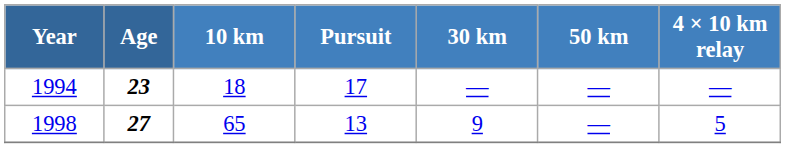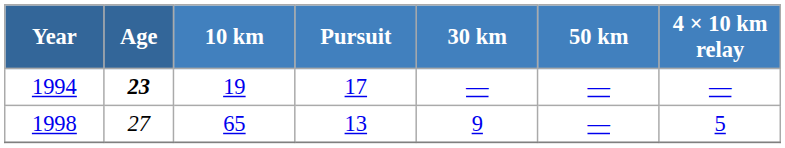(234, 86) 18 -> (234, 86) 19
(139, 124) bold -> (139, 124) normal
